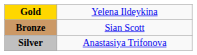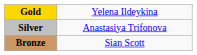rows swapped: (31, 43) <-> (31, 27)
